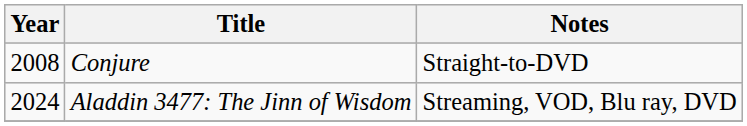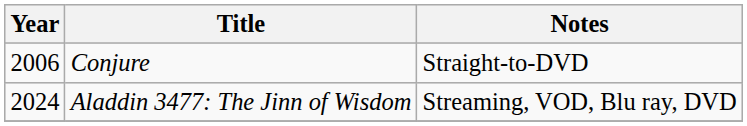(35, 62) 2008 -> (35, 62) 2006
